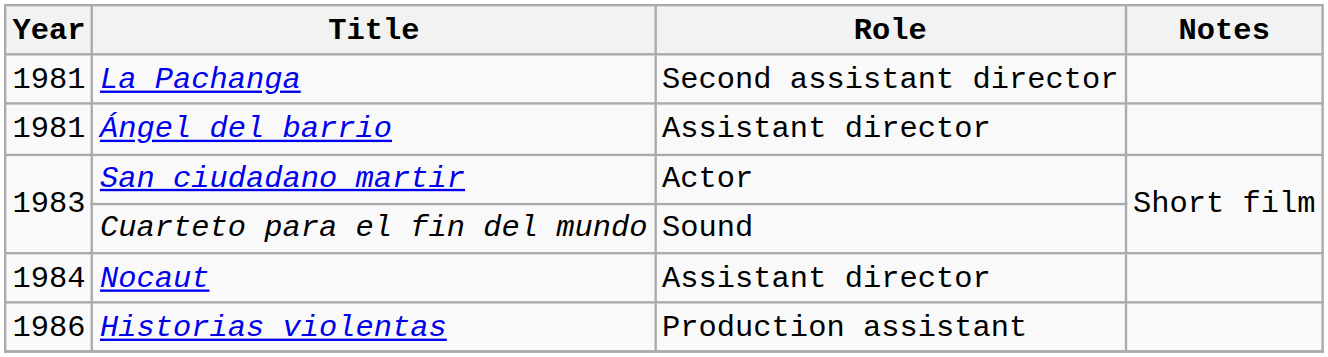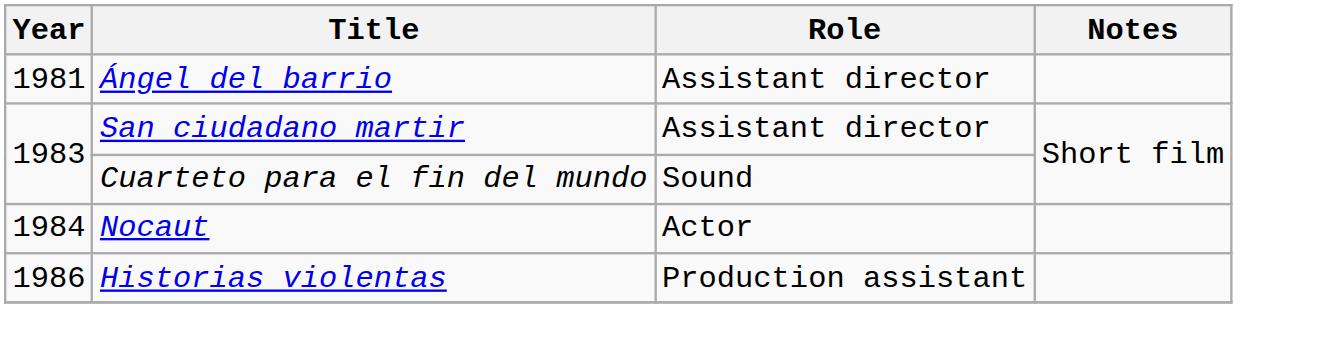- row: (200, 80)
(708, 179) Actor -> (826, 129) Assistant director
(826, 278) Assistant director -> (708, 228) Actor
